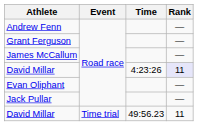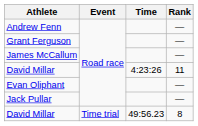(180, 70) lavender background -> (180, 70) no background
(180, 114) 11 -> (180, 114) 8
